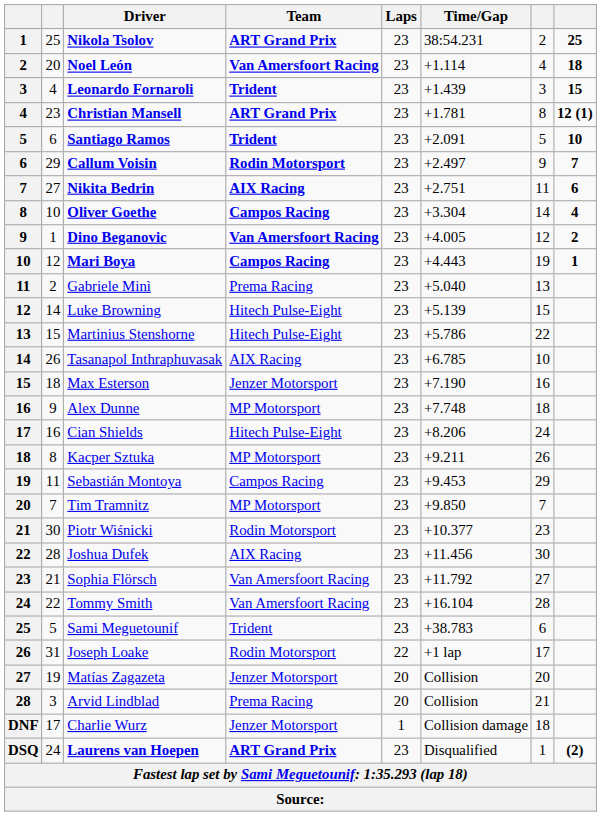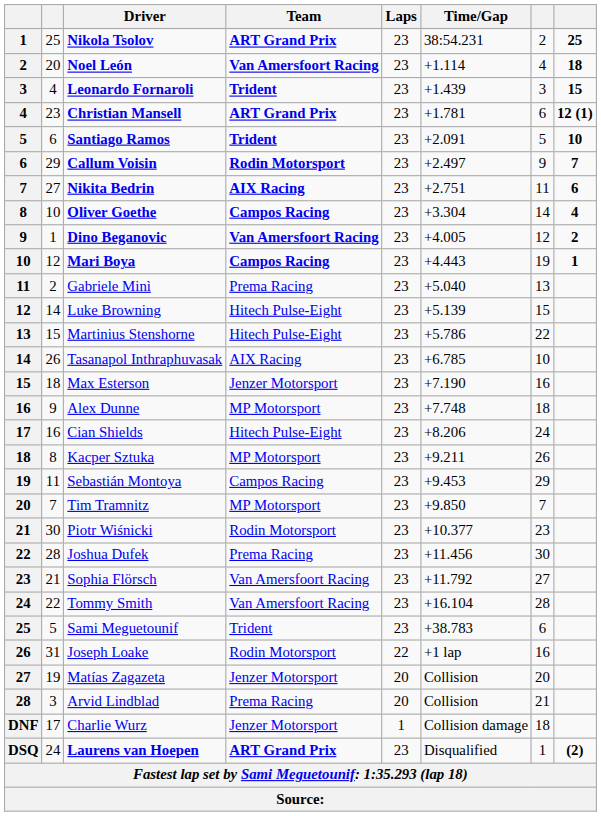(542, 114) 8 -> (542, 114) 6
(265, 554) AIX Racing -> (271, 554) Prema Racing
(542, 652) 17 -> (542, 652) 16
